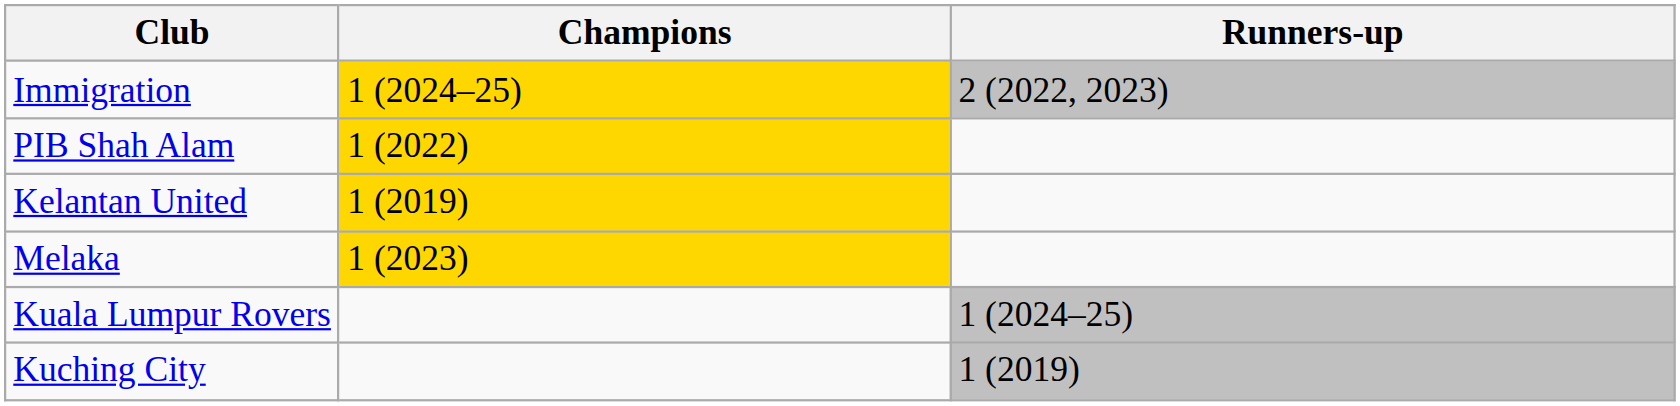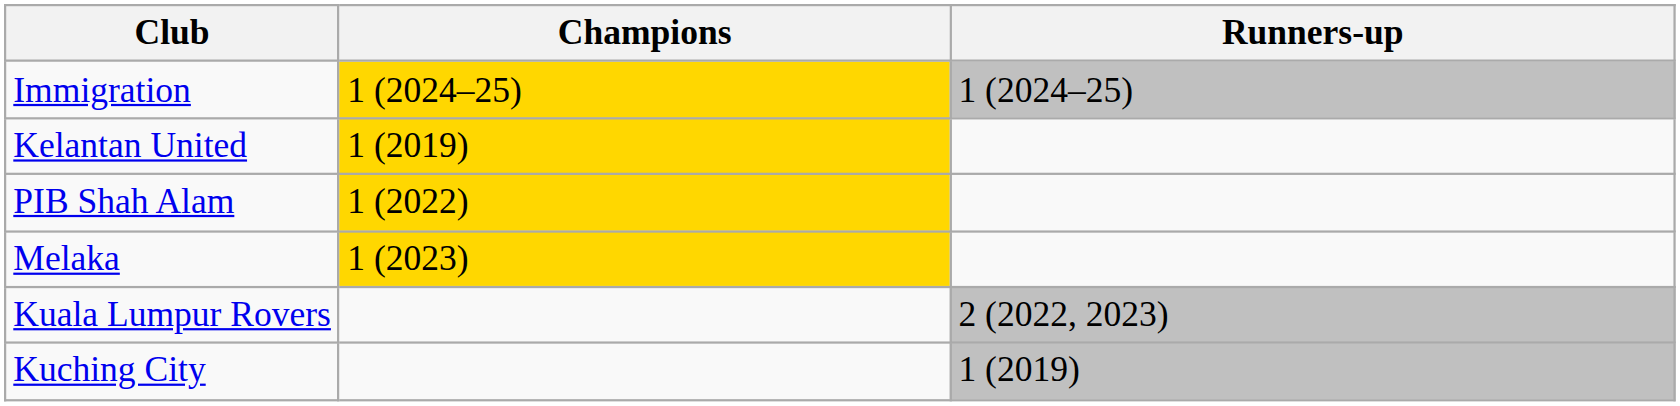(1064, 88) 2 (2022, 2023) -> (1046, 88) 1 (2024–25)
rows swapped: (130, 201) <-> (124, 145)
(1046, 314) 1 (2024–25) -> (1064, 314) 2 (2022, 2023)
